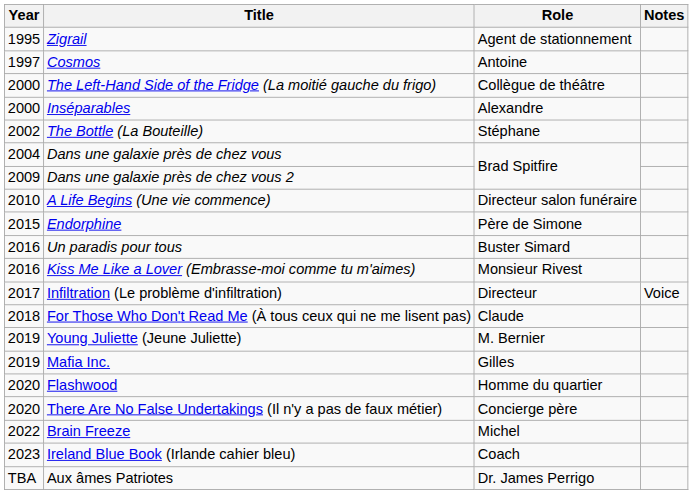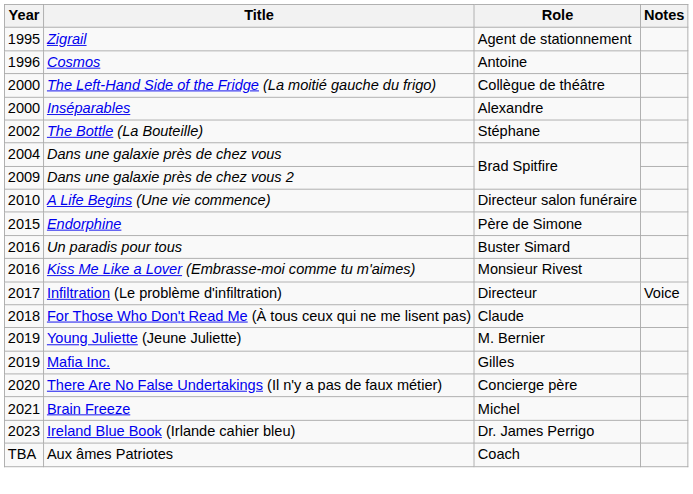(24, 62) 1997 -> (24, 62) 1996
- row: (82, 385)
(24, 431) 2022 -> (24, 408) 2021
(499, 454) Coach -> (536, 431) Dr. James Perrigo
(536, 477) Dr. James Perrigo -> (499, 454) Coach
